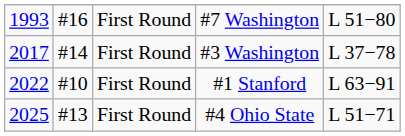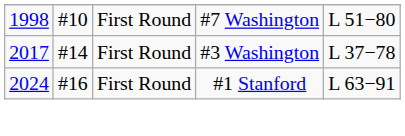(29, 20) 1993 -> (29, 20) 1998
(73, 20) #16 -> (73, 20) #10
(29, 83) 2022 -> (29, 83) 2024
(73, 83) #10 -> (73, 83) #16
- row: (260, 114)
